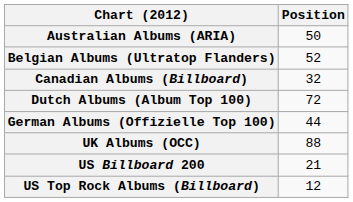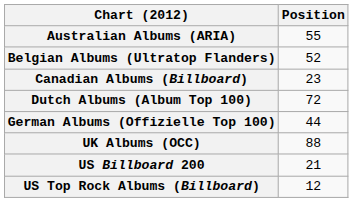(313, 37) 50 -> (313, 37) 55
(313, 79) 32 -> (313, 79) 23
